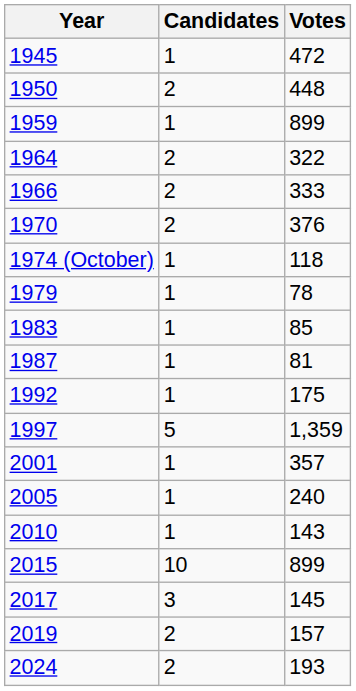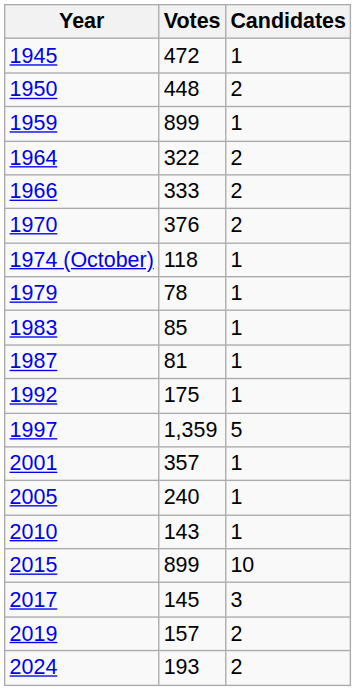columns swapped: (221, 21) <-> (318, 21)
